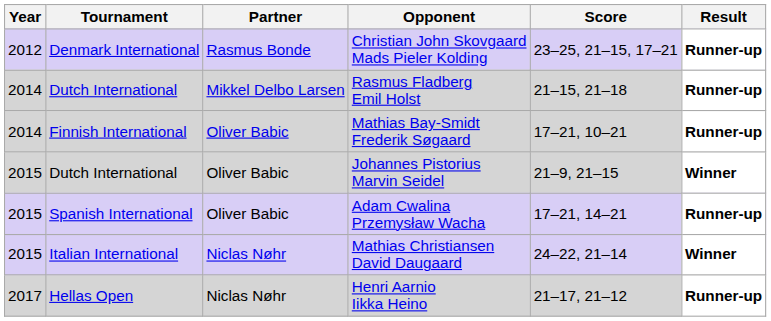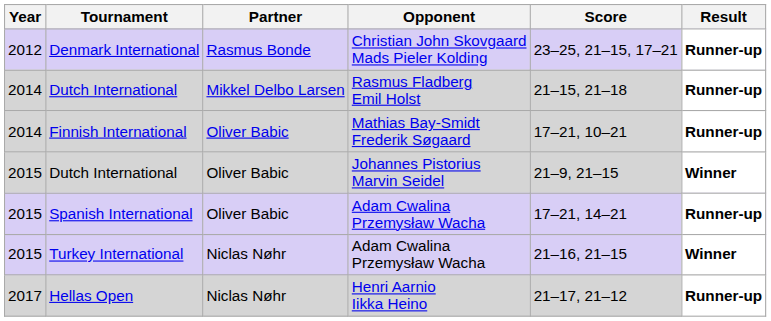- row: (114, 255)
+ row: (116, 255)
